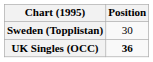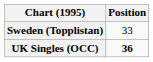(127, 30) 30 -> (127, 30) 33
